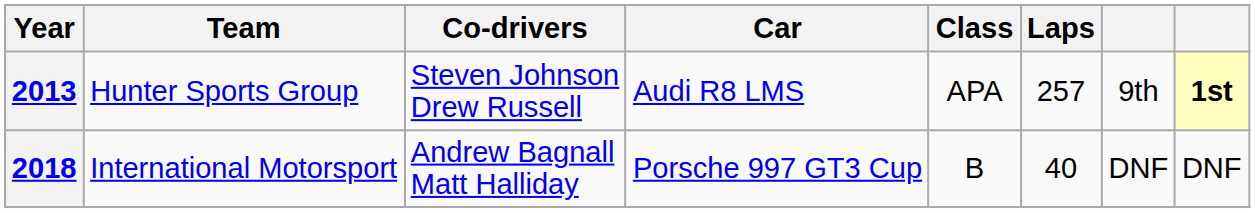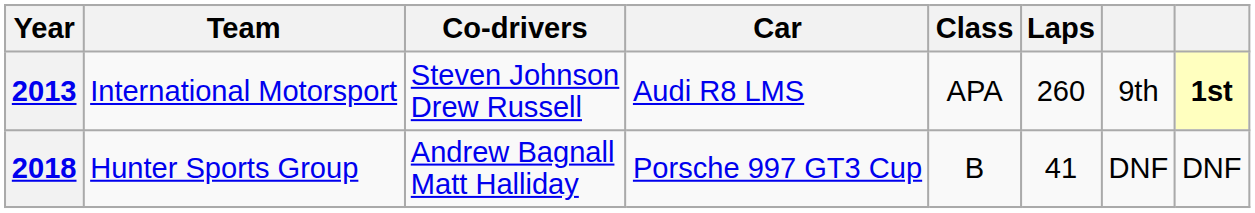(224, 90) Hunter Sports Group -> (244, 90) International Motorsport
(1061, 90) 257 -> (1061, 90) 260
(244, 169) International Motorsport -> (224, 169) Hunter Sports Group
(1061, 169) 40 -> (1061, 169) 41
